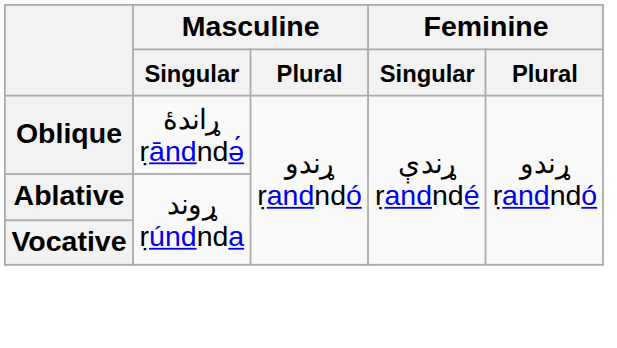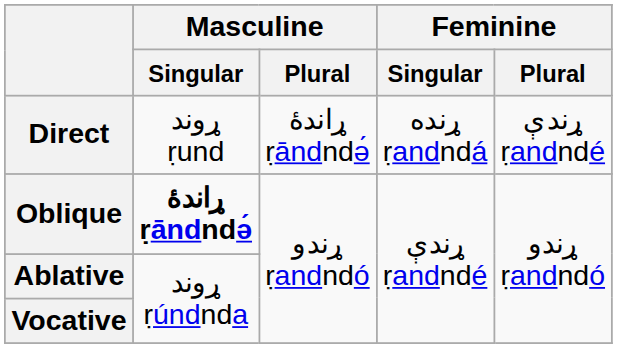+ row: (69, 134)
(192, 135) normal -> (196, 214) bold
